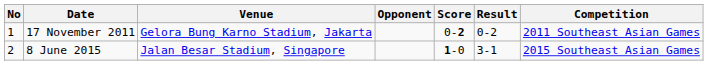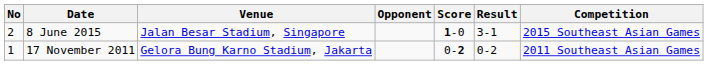rows swapped: (81, 32) <-> (64, 51)
